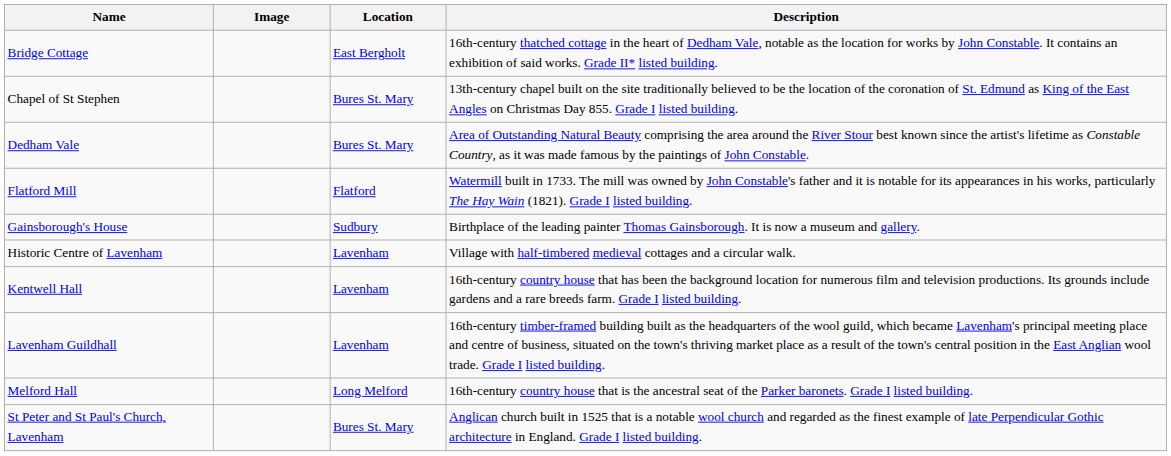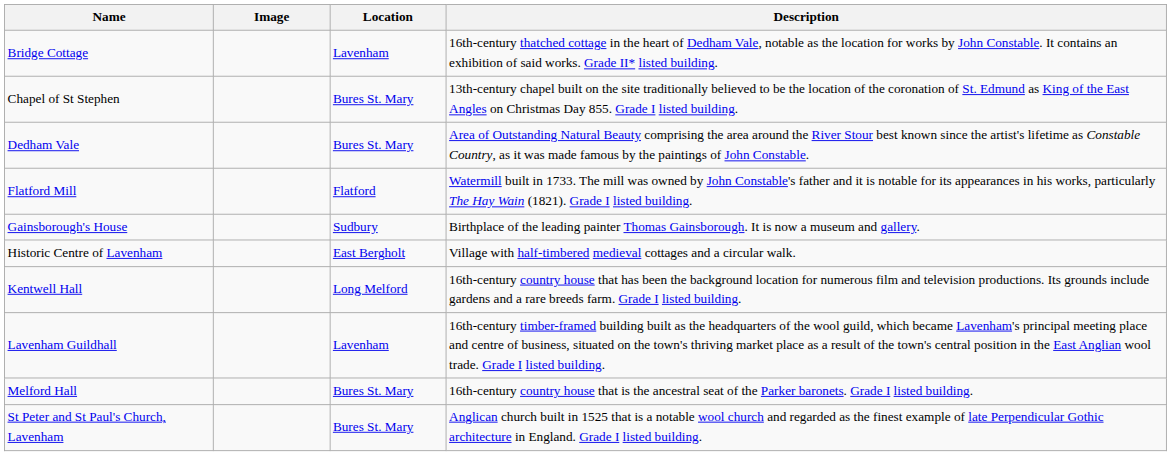(369, 53) East Bergholt -> (361, 53) Lavenham
(361, 253) Lavenham -> (369, 253) East Bergholt
(361, 289) Lavenham -> (370, 289) Long Melford
(370, 391) Long Melford -> (373, 391) Bures St. Mary
